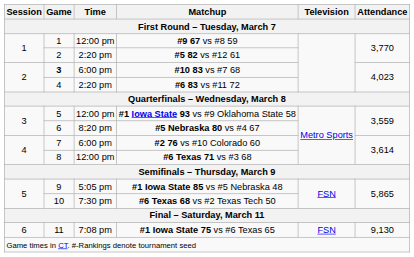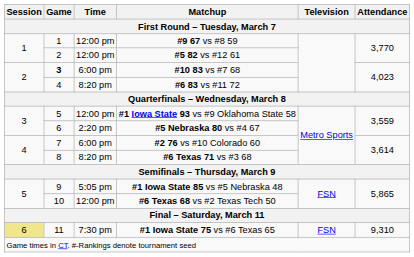(95, 56) 2:20 pm -> (95, 56) 12:00 pm
(95, 85) 2:20 pm -> (95, 85) 8:20 pm
(95, 128) 8:20 pm -> (95, 128) 2:20 pm
(95, 158) 12:00 pm -> (95, 158) 8:20 pm
(95, 201) 7:30 pm -> (95, 201) 12:00 pm
(24, 230) no background -> (24, 230) khaki background
(95, 230) 7:08 pm -> (95, 230) 7:30 pm
(382, 230) 9,130 -> (382, 230) 9,310
